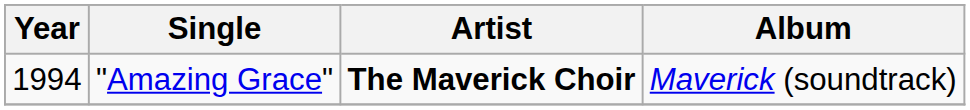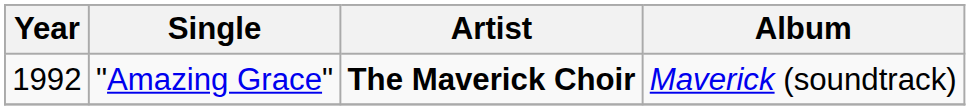(47, 78) 1994 -> (47, 78) 1992
